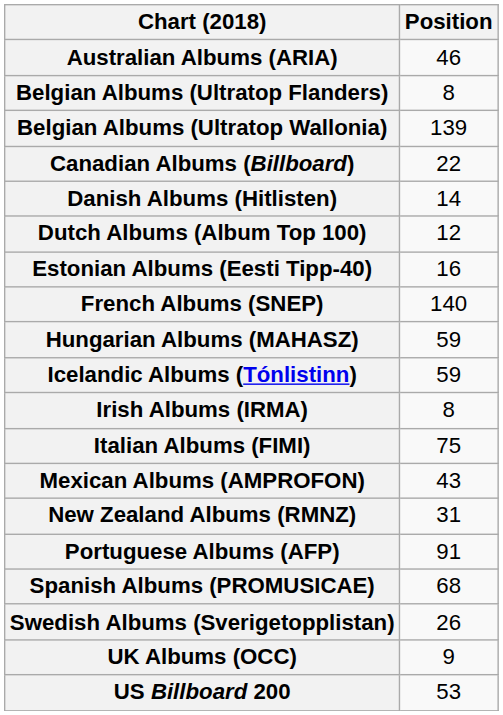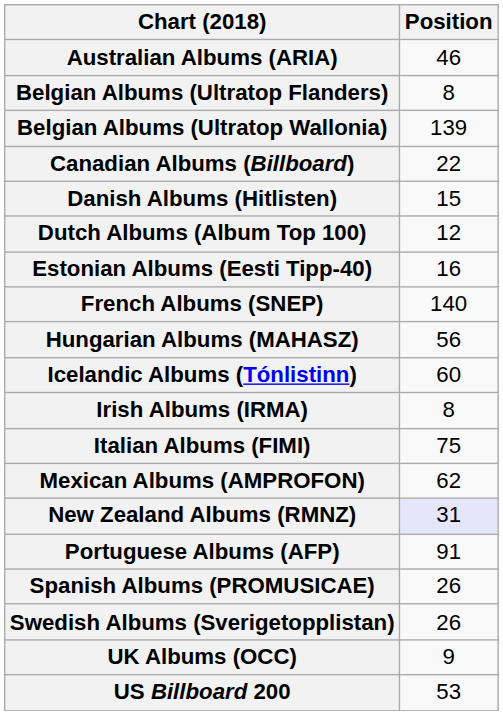(449, 198) 14 -> (449, 198) 15
(449, 339) 59 -> (449, 339) 56
(449, 374) 59 -> (449, 374) 60
(449, 480) 43 -> (449, 480) 62
(449, 515) no background -> (449, 515) lavender background
(449, 586) 68 -> (449, 586) 26
